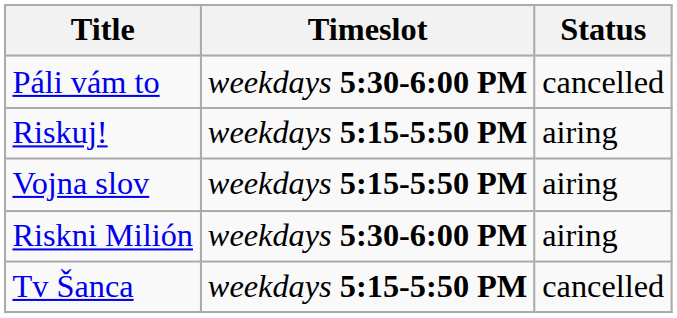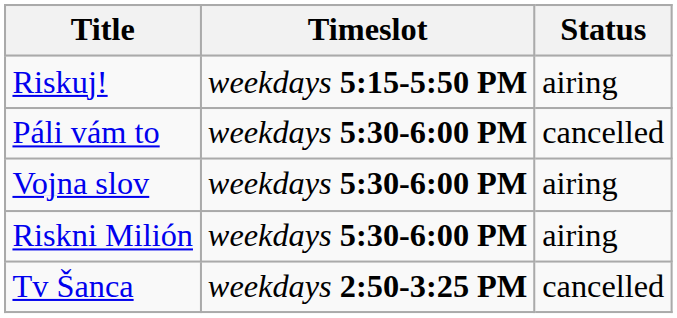rows swapped: (86, 81) <-> (60, 132)
(368, 183) weekdays 5:15-5:50 PM -> (368, 183) weekdays 5:30-6:00 PM
(368, 286) weekdays 5:15-5:50 PM -> (368, 286) weekdays 2:50-3:25 PM
